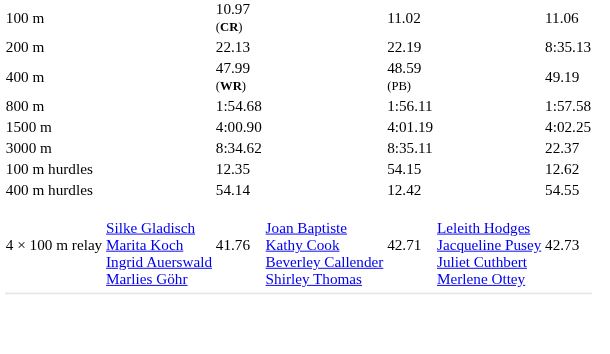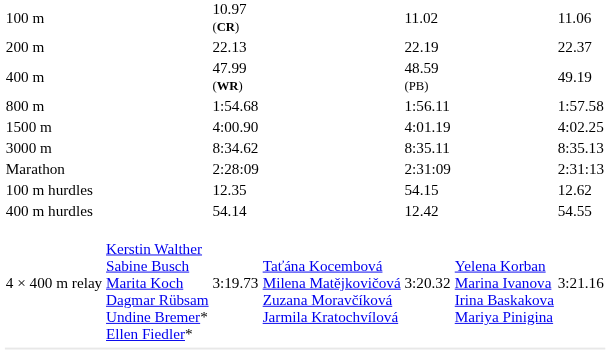(568, 47) 8:35.13 -> (575, 47) 22.37
(562, 148) 22.37 -> (581, 148) 8:35.13
+ row: (35, 169)
- row: (54, 245)
+ row: (54, 283)
